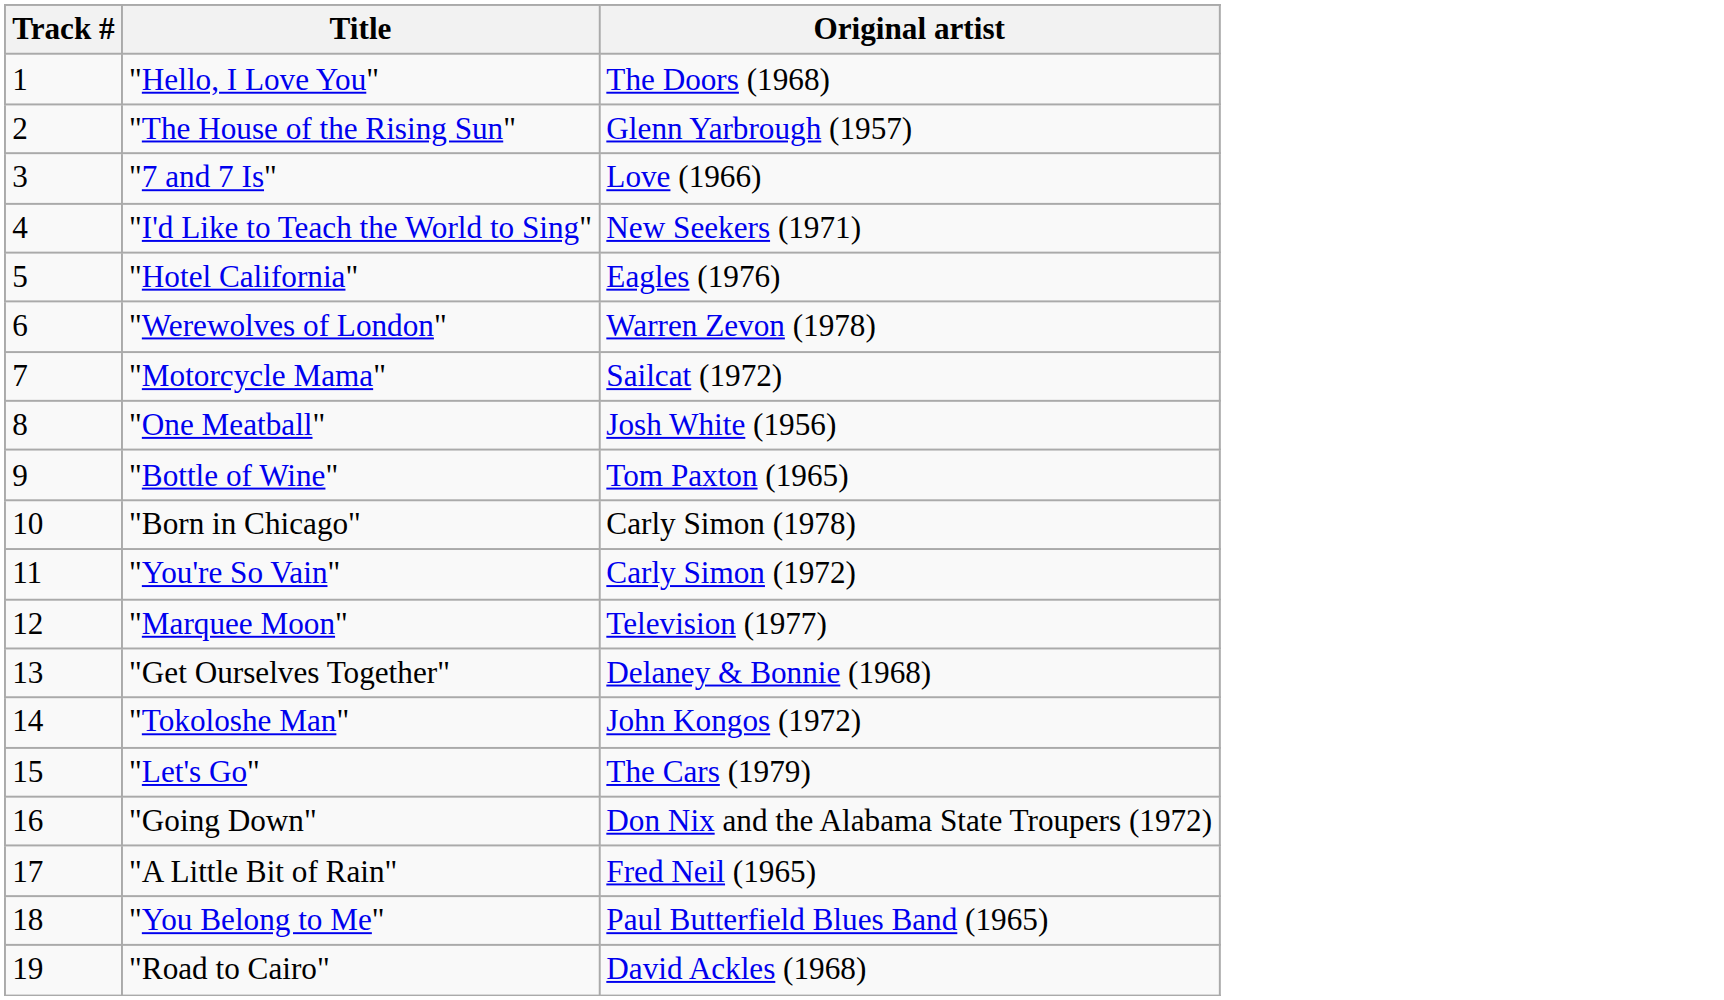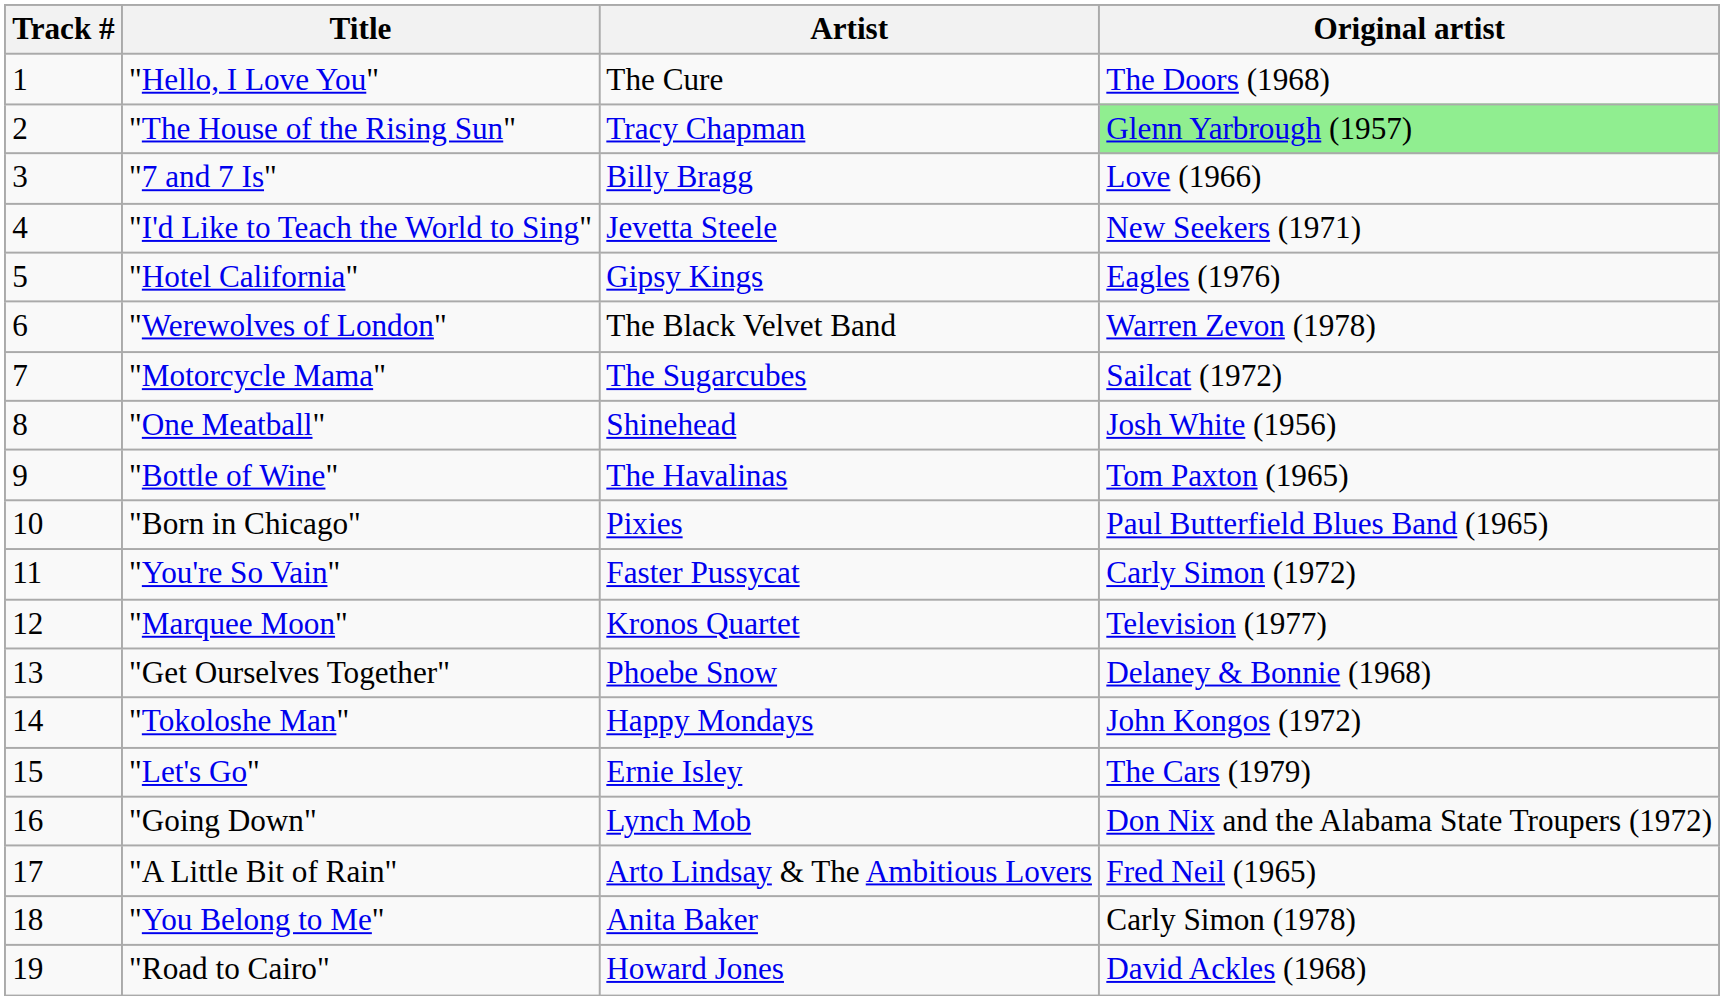+ column: (849, 29)
(759, 128) no background -> (1259, 128) lightgreen background
(731, 524) Carly Simon (1978) -> (1327, 524) Paul Butterfield Blues Band (1965)
(827, 919) Paul Butterfield Blues Band (1965) -> (1231, 919) Carly Simon (1978)
